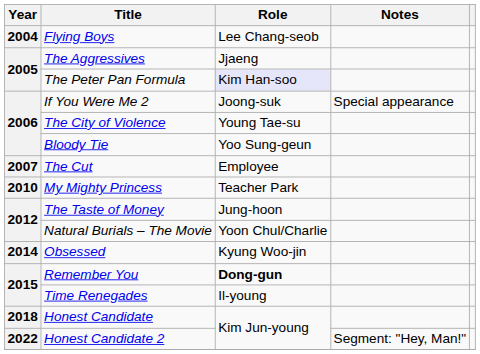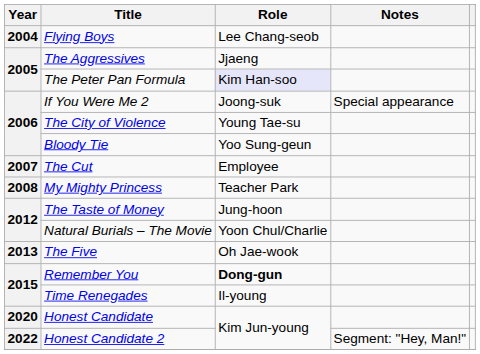(23, 187) 2010 -> (23, 187) 2008
+ row: (71, 252)
- row: (75, 252)
(23, 317) 2018 -> (23, 317) 2020
